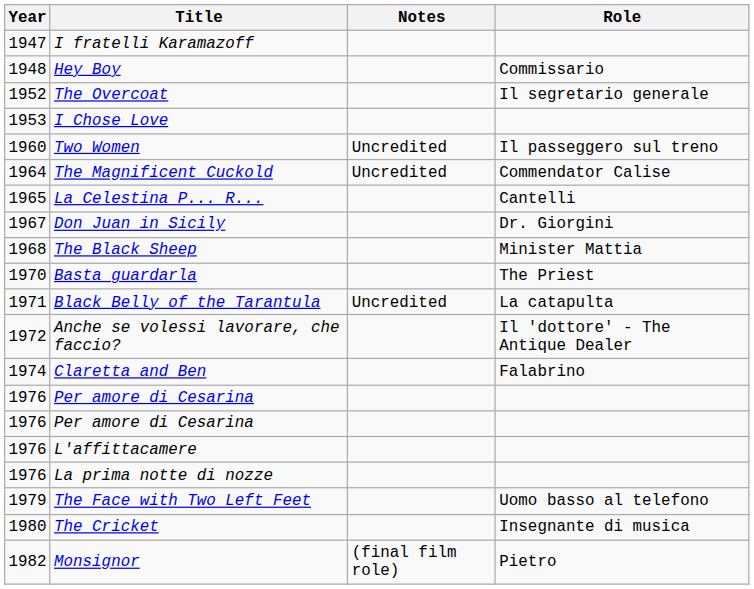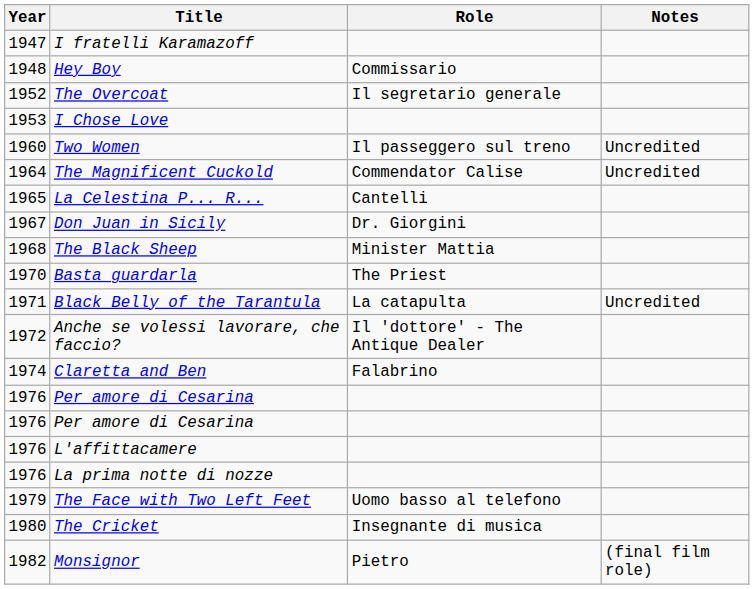columns swapped: (622, 18) <-> (422, 18)
